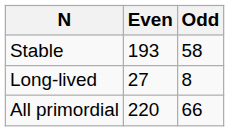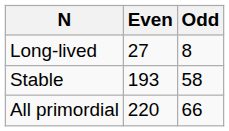rows swapped: (37, 50) <-> (53, 80)
